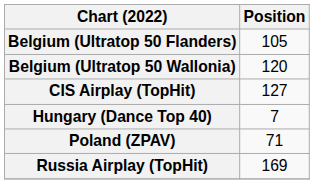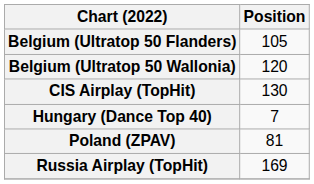(275, 91) 127 -> (275, 91) 130
(275, 141) 71 -> (275, 141) 81
